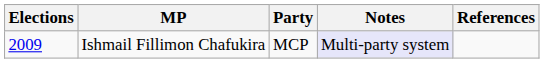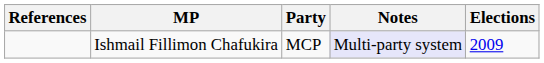columns swapped: (41, 17) <-> (496, 17)
